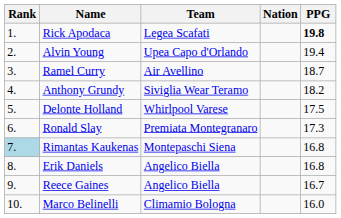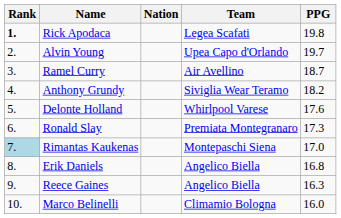columns swapped: (280, 14) <-> (201, 14)
(12, 33) normal -> (12, 33) bold
(314, 33) bold -> (314, 33) normal
(314, 52) 19.4 -> (314, 52) 19.7
(314, 109) 17.5 -> (314, 109) 17.6
(314, 147) 16.8 -> (314, 147) 17.0
(314, 185) 16.7 -> (314, 185) 16.3
